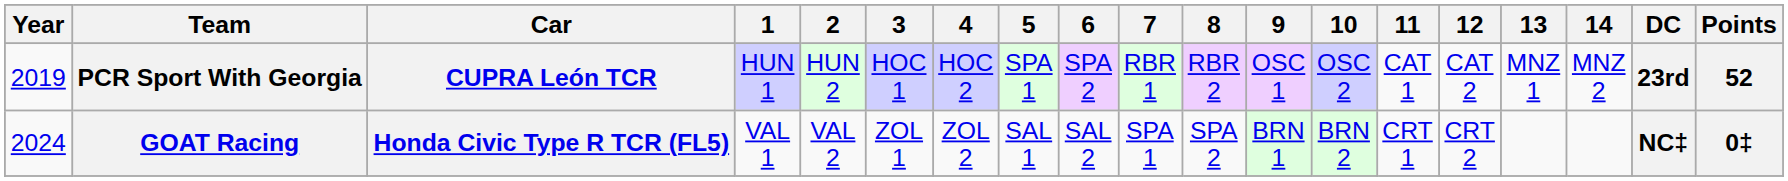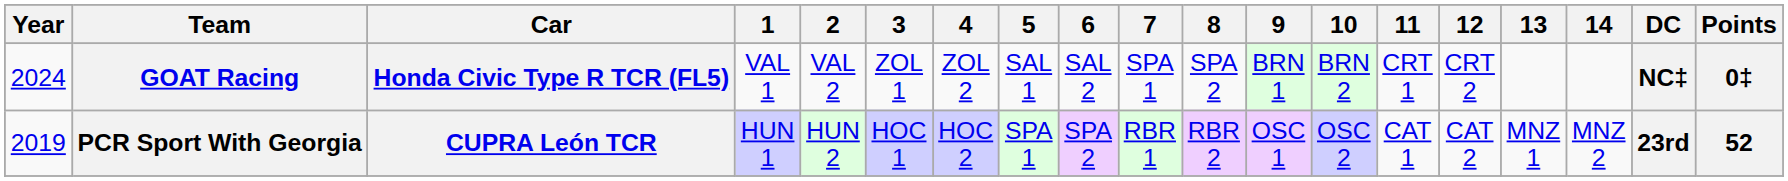rows swapped: (220, 77) <-> (220, 143)
